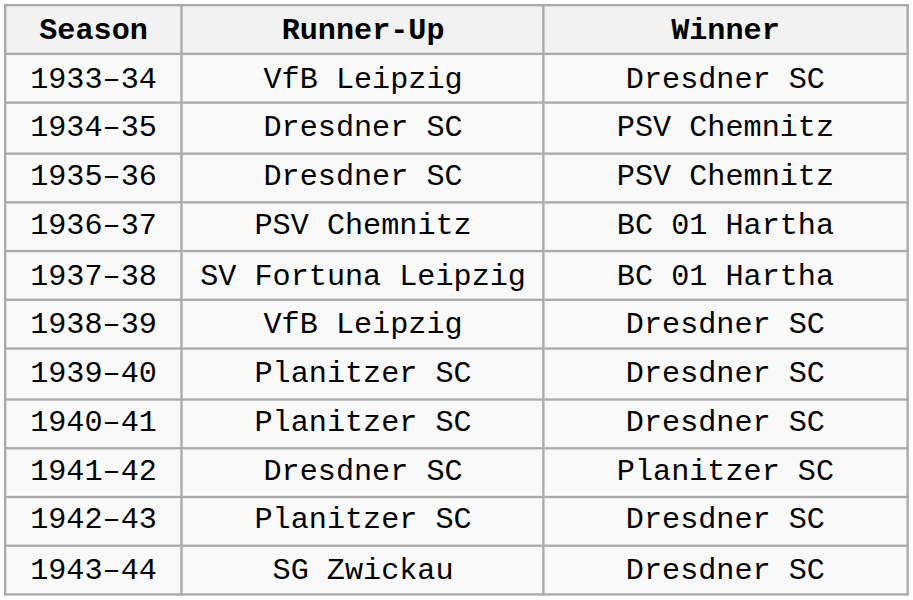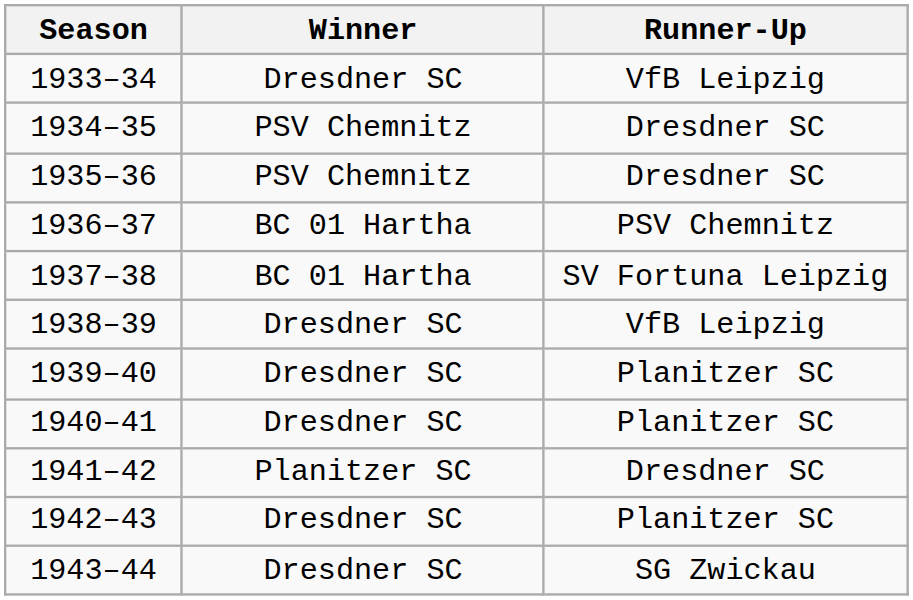columns swapped: (725, 30) <-> (363, 30)
